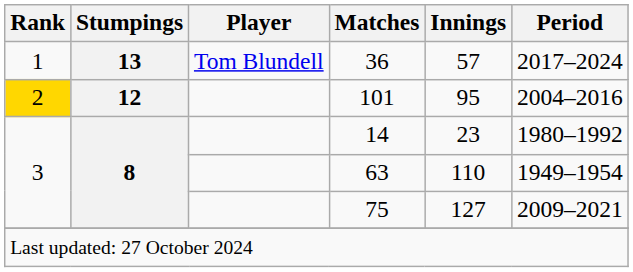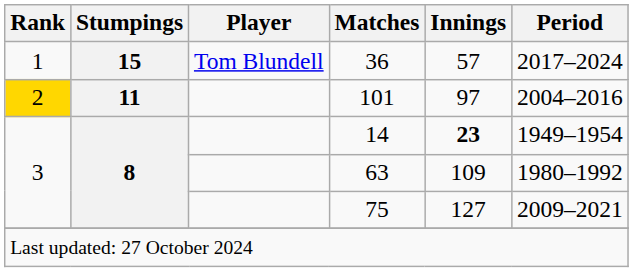(130, 60) 13 -> (130, 60) 15
(130, 97) 12 -> (130, 97) 11
(468, 97) 95 -> (468, 97) 97
(468, 135) normal -> (468, 135) bold
(570, 135) 1980–1992 -> (570, 135) 1949–1954
(468, 172) 110 -> (468, 172) 109
(570, 172) 1949–1954 -> (570, 172) 1980–1992
